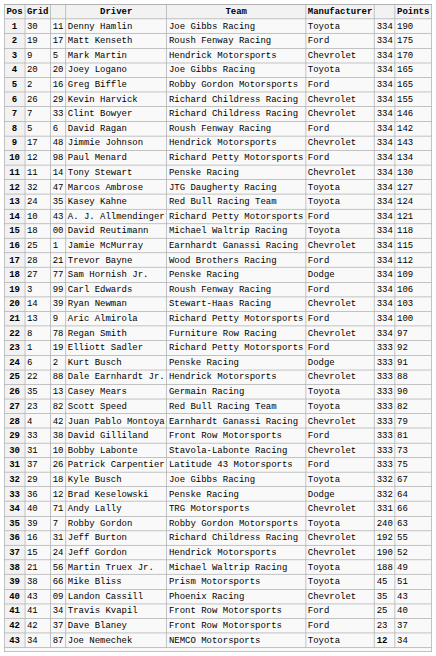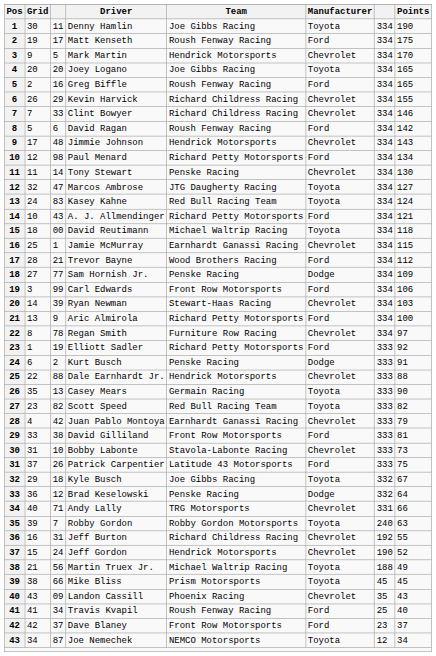(234, 85) Robby Gordon Motorsports -> (220, 85) Roush Fenway Racing
(58, 202) 35 -> (58, 202) 83
(220, 289) Roush Fenway Racing -> (225, 289) Front Row Motorsports
(402, 582) 51 -> (402, 582) 45
(225, 611) Front Row Motorsports -> (220, 611) Roush Fenway Racing
(382, 640) bold -> (382, 640) normal
